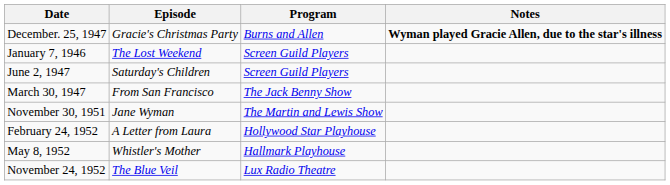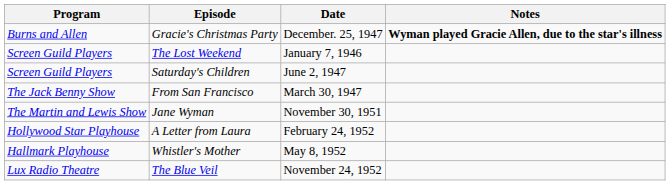columns swapped: (313, 14) <-> (57, 14)
